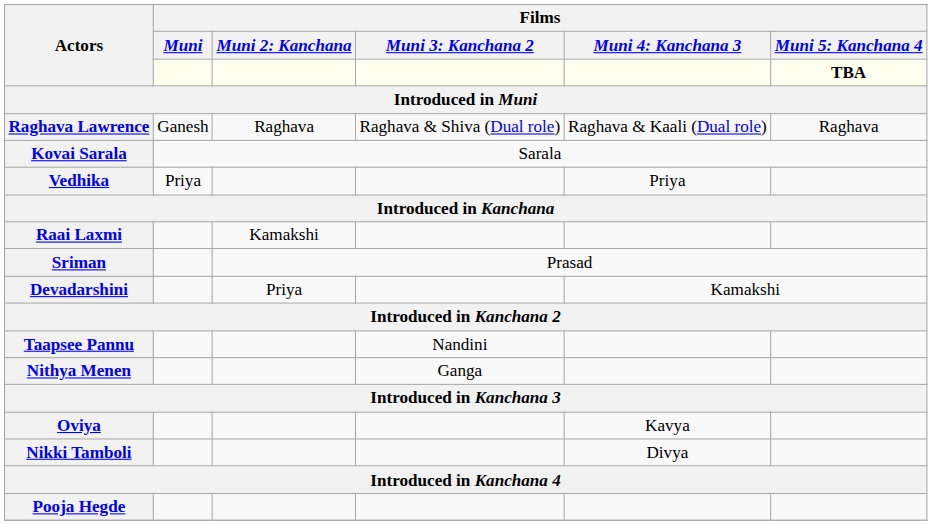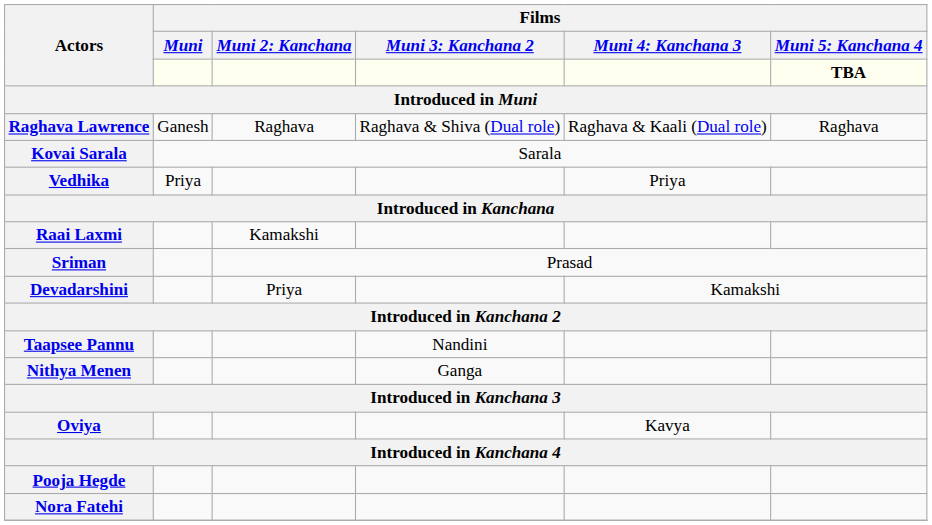- row: (79, 452)
+ row: (79, 506)
